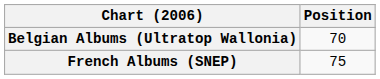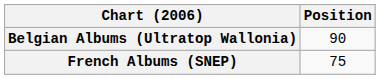(338, 39) 70 -> (338, 39) 90
